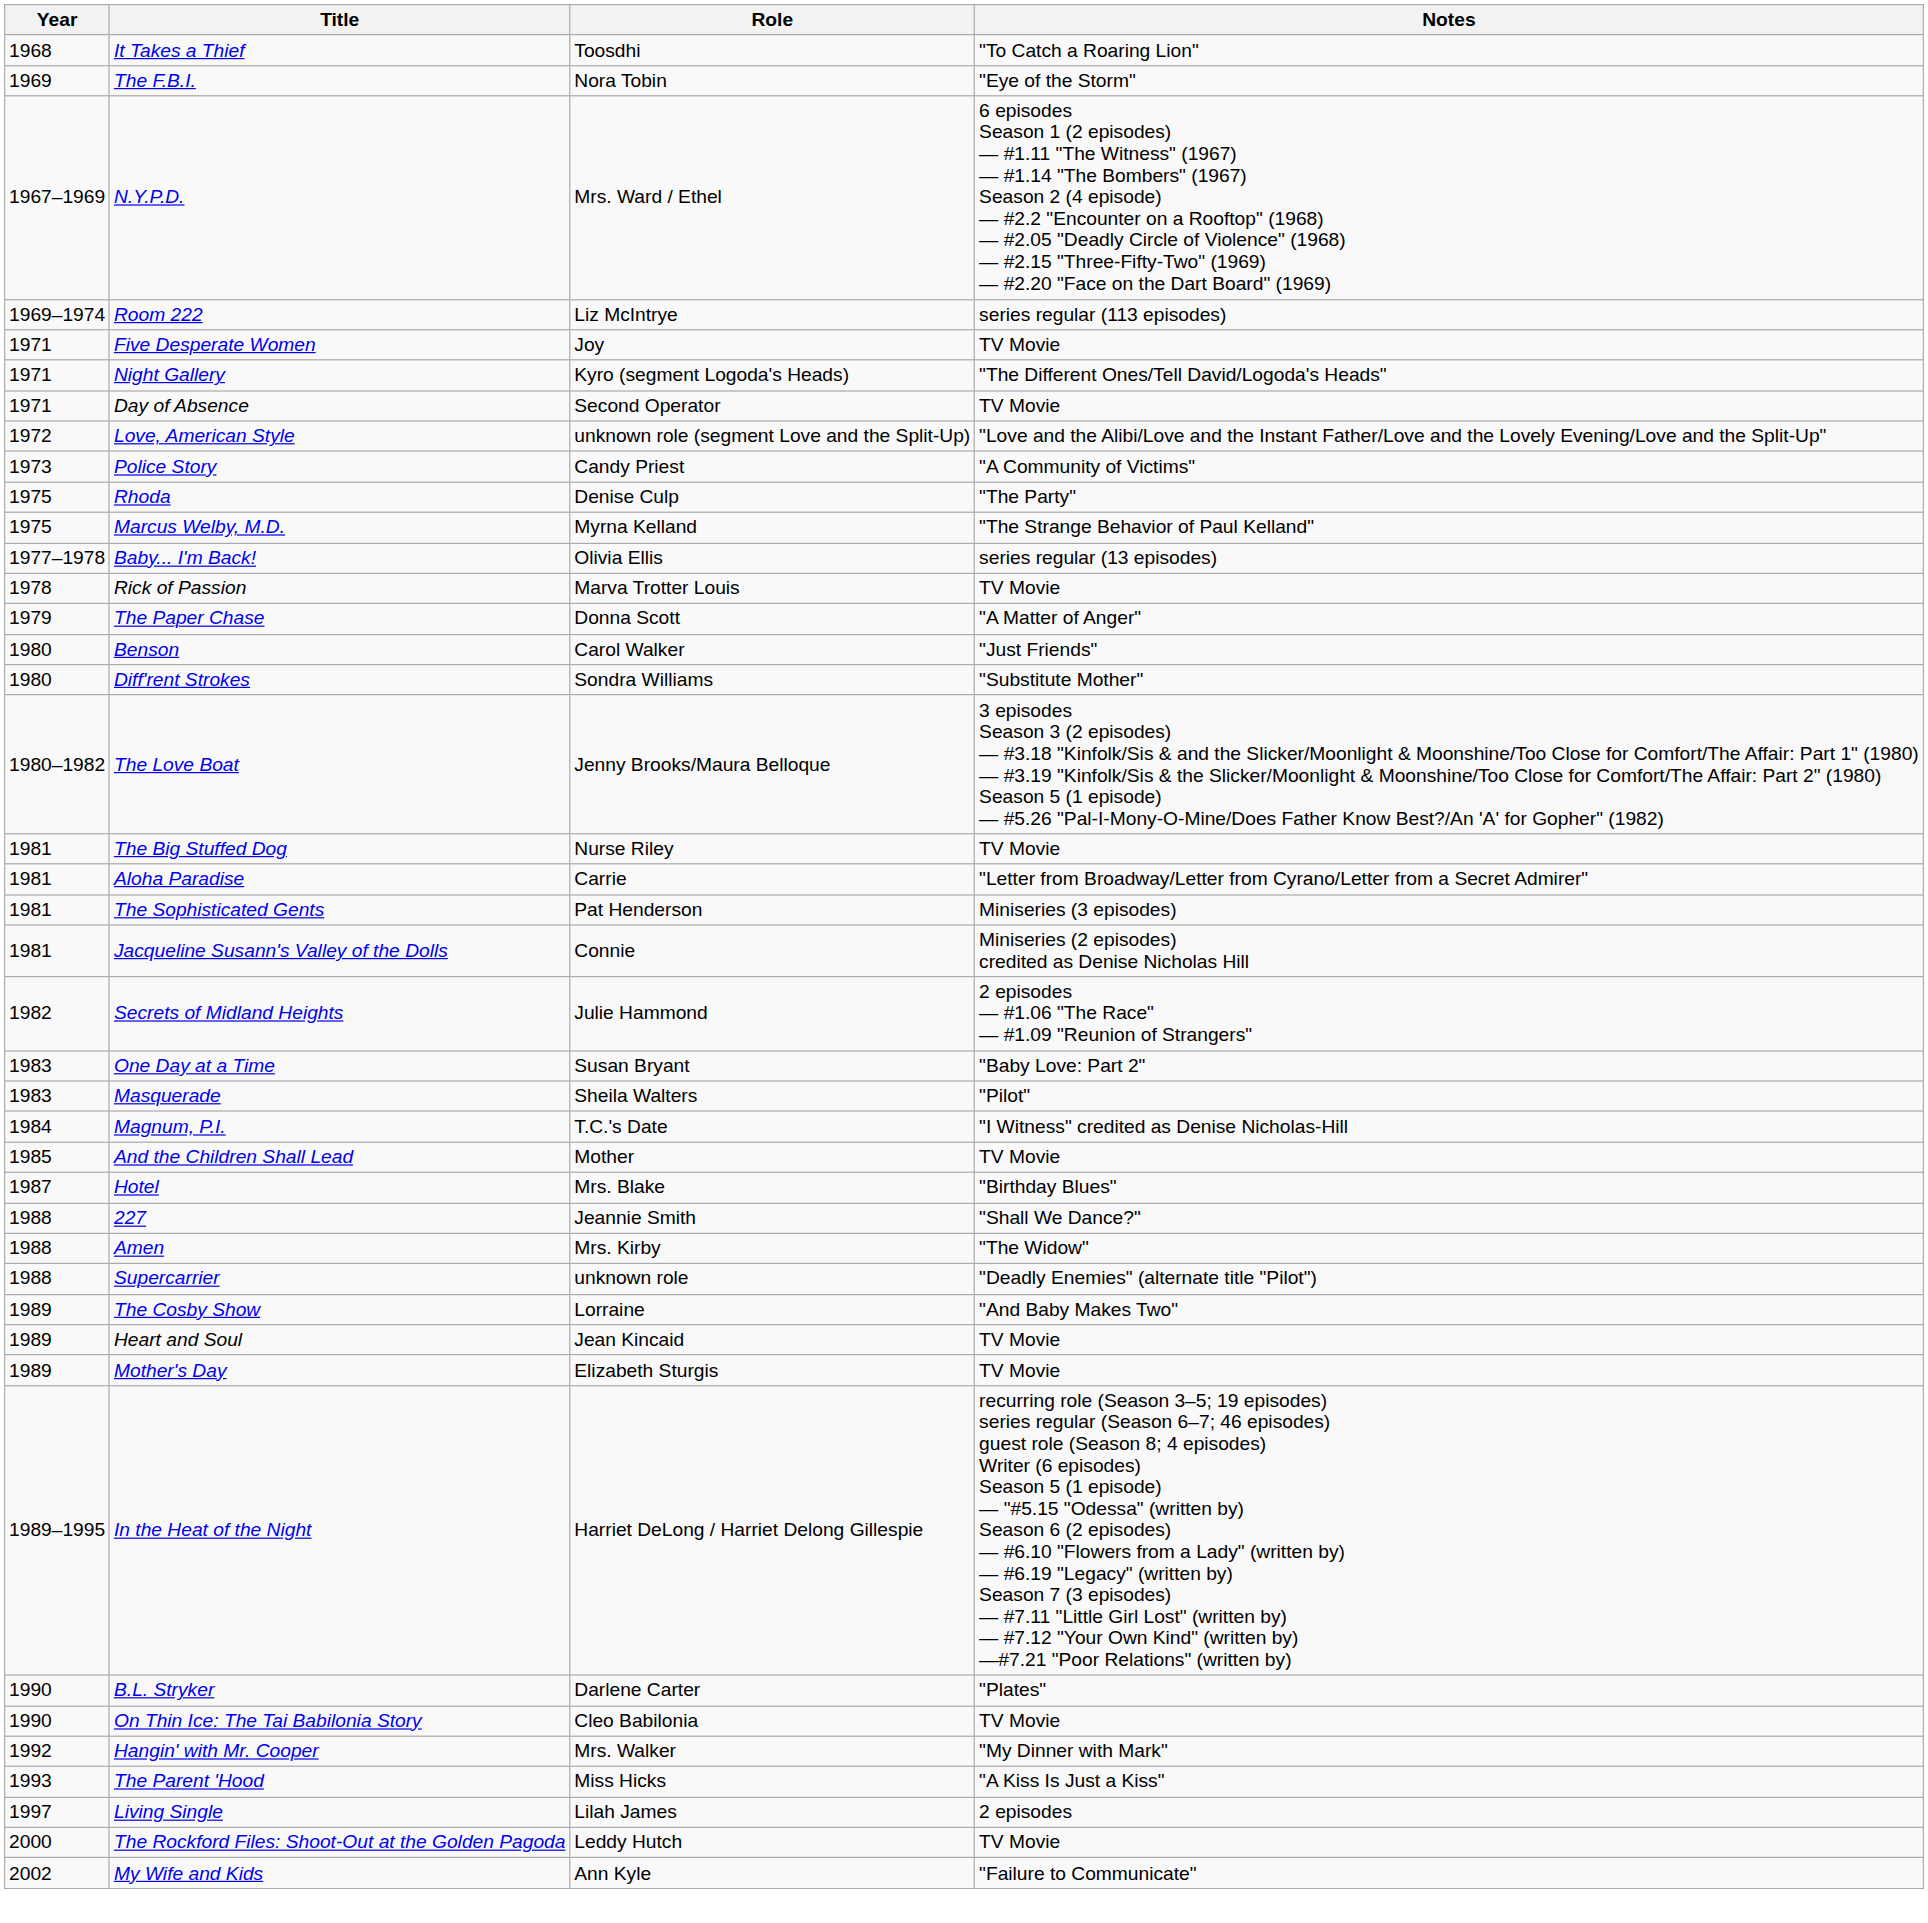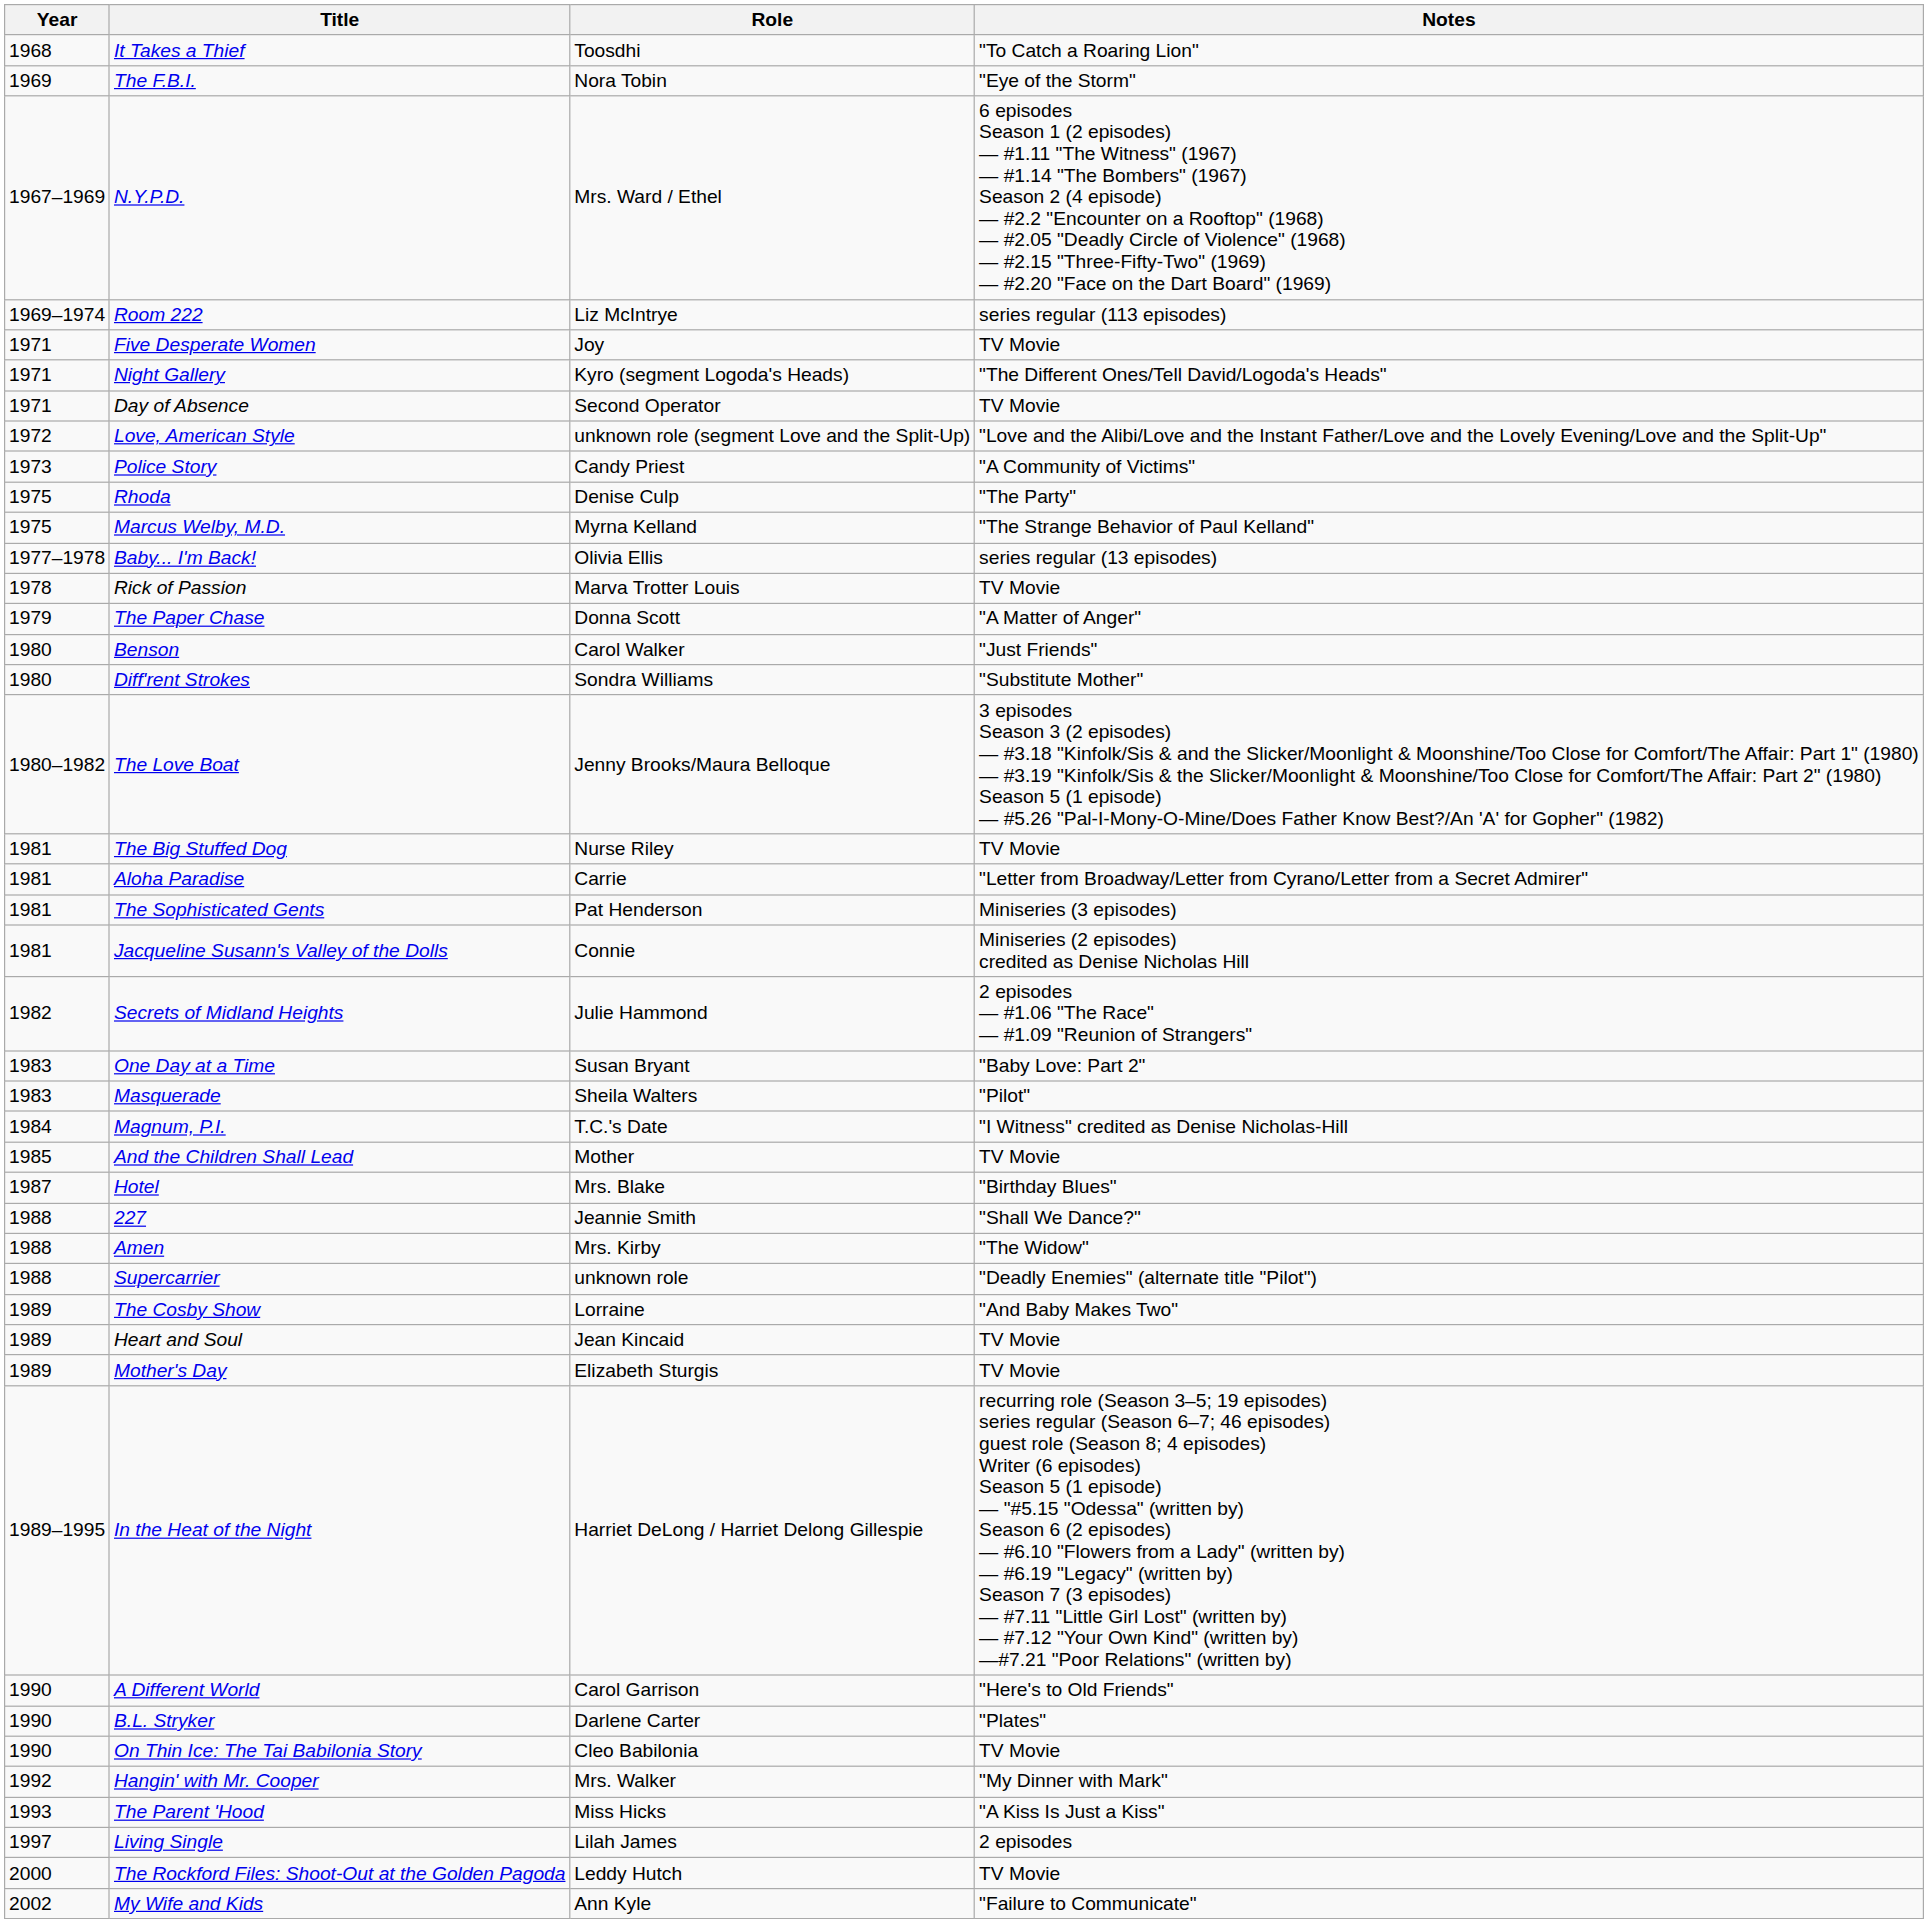+ row: (187, 1690)
